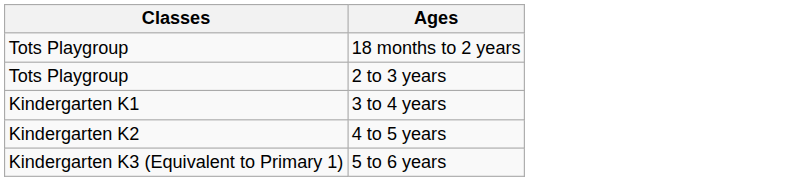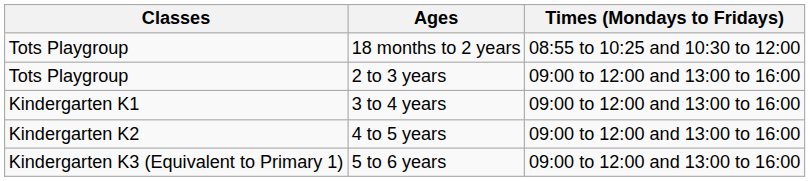+ column: (665, 18)
